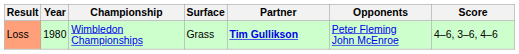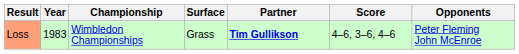columns swapped: (381, 12) <-> (473, 12)
(55, 35) 1980 -> (55, 35) 1983
